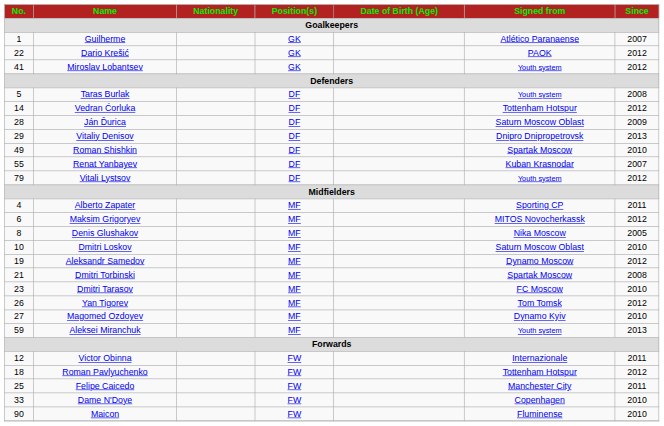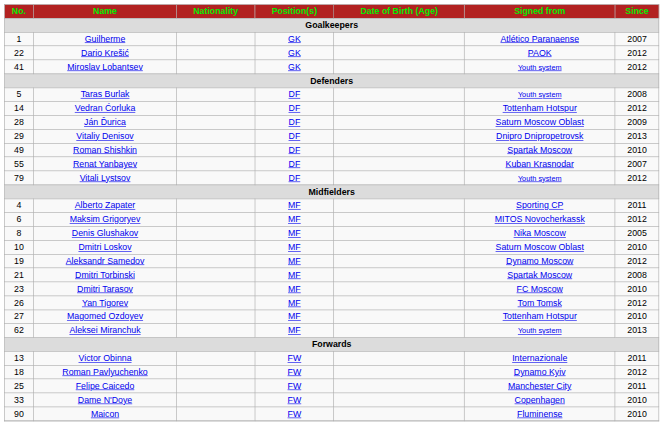(540, 317) Dynamo Kyiv -> (540, 317) Tottenham Hotspur
(19, 331) 59 -> (19, 331) 62
(19, 359) 12 -> (19, 359) 13
(540, 372) Tottenham Hotspur -> (540, 372) Dynamo Kyiv
